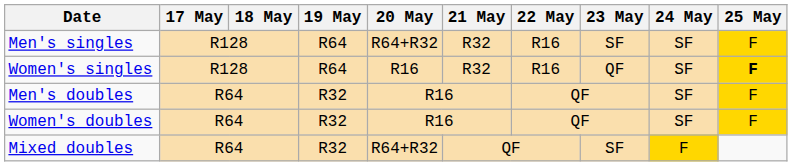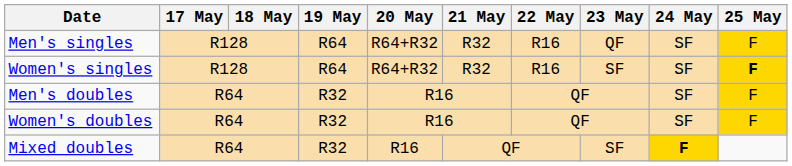(615, 44) SF -> (615, 44) QF
(405, 70) R16 -> (405, 70) R64+R32
(615, 70) QF -> (615, 70) SF
(405, 148) R64+R32 -> (405, 148) R16
(684, 148) normal -> (684, 148) bold
